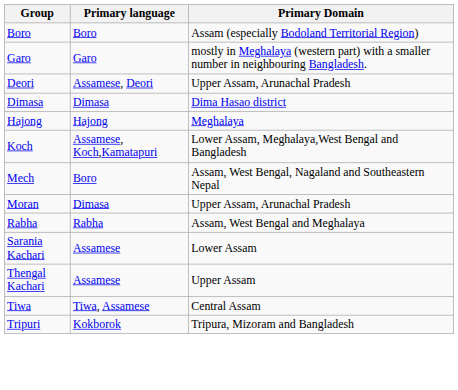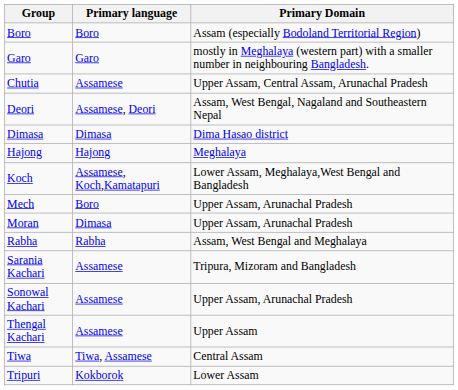+ row: (23, 83)
(271, 83) Upper Assam, Arunachal Pradesh -> (310, 108) Assam, West Bengal, Nagaland and Southeastern Nepal
(308, 178) Assam, West Bengal, Nagaland and Southeastern Nepal -> (273, 204) Upper Assam, Arunachal Pradesh
(224, 248) Lower Assam -> (275, 267) Tripura, Mizoram and Bangladesh
+ row: (28, 299)
(273, 324) Tripura, Mizoram and Bangladesh -> (226, 375) Lower Assam
